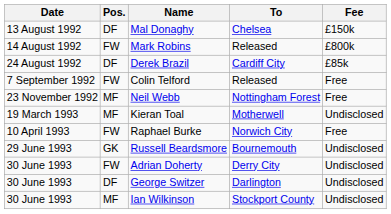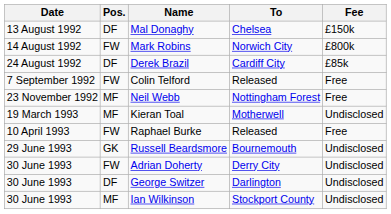(255, 47) Released -> (262, 47) Norwich City
(262, 132) Norwich City -> (255, 132) Released
